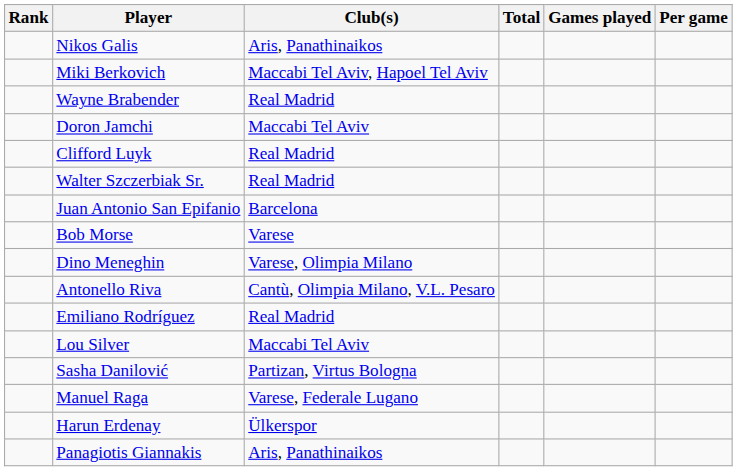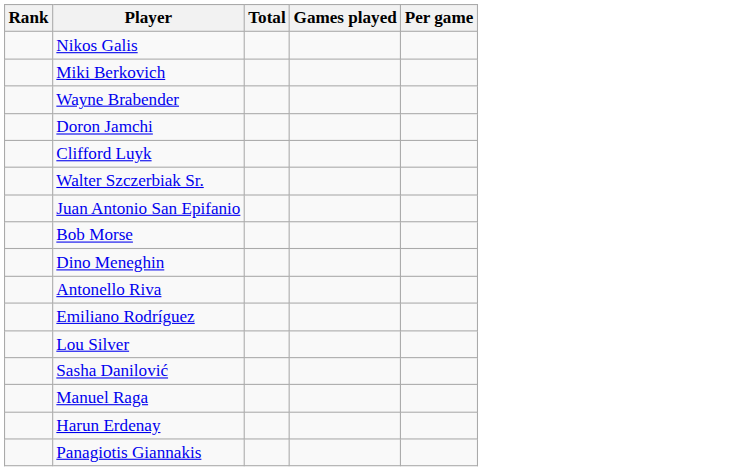- column: (372, 18)
